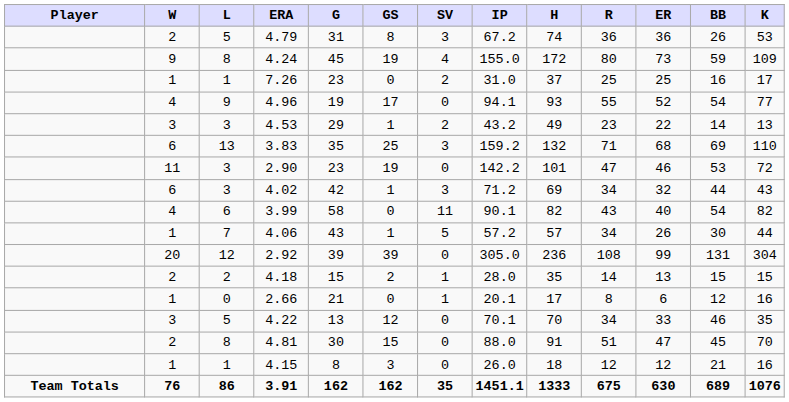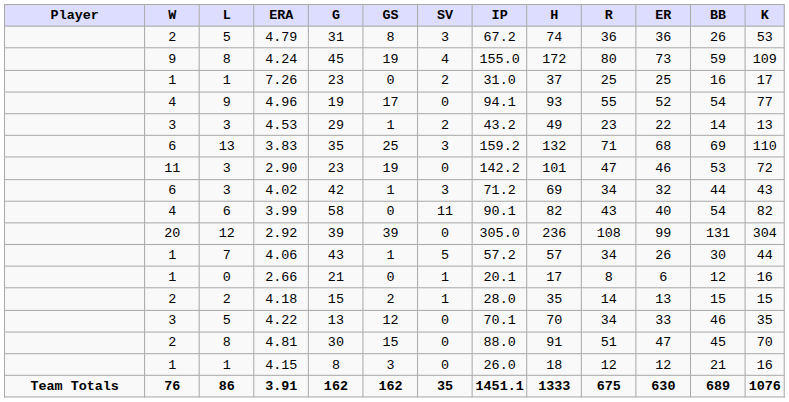rows swapped: (281, 234) <-> (281, 255)
rows swapped: (281, 277) <-> (281, 299)
